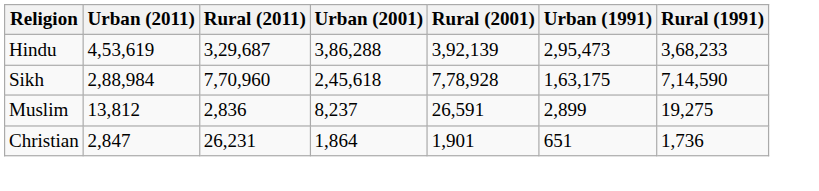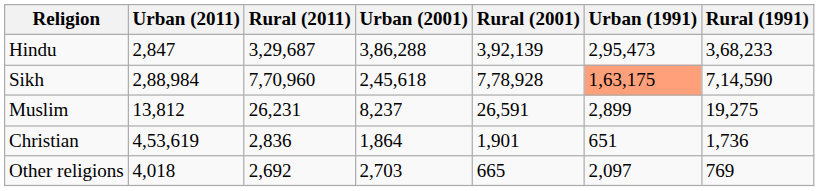(121, 49) 4,53,619 -> (154, 49) 2,847
(577, 79) no background -> (622, 79) lightsalmon background
(225, 110) 2,836 -> (275, 110) 26,231
(109, 140) 2,847 -> (166, 140) 4,53,619
(230, 140) 26,231 -> (270, 140) 2,836
+ row: (66, 170)
